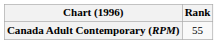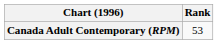(198, 30) 55 -> (198, 30) 53
